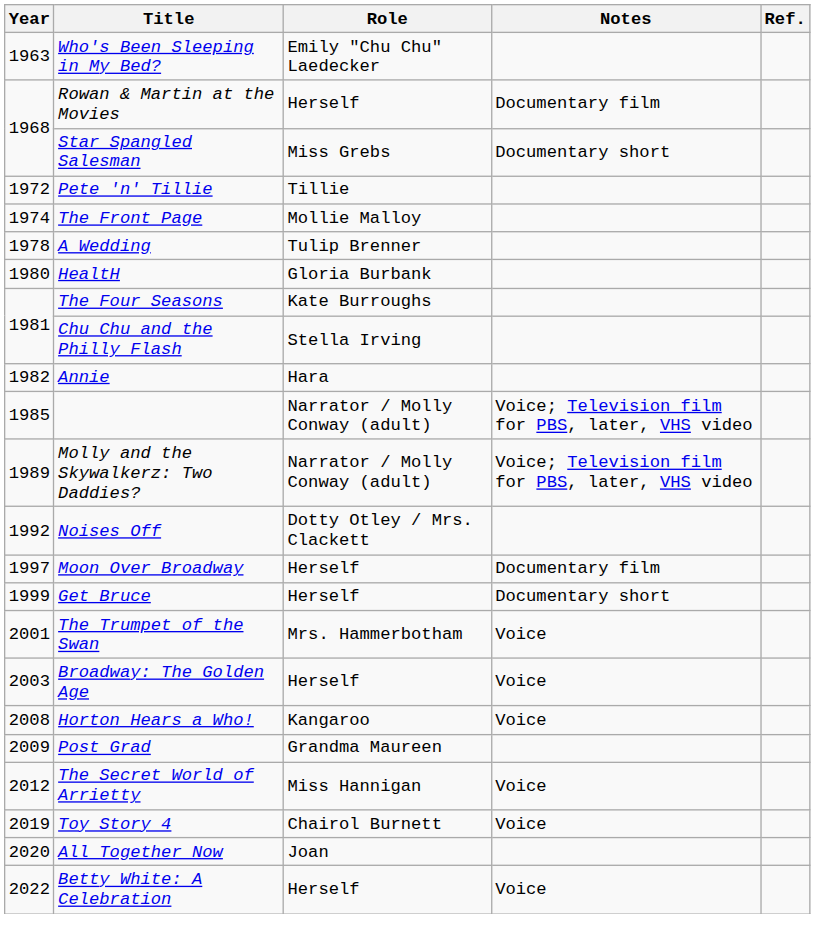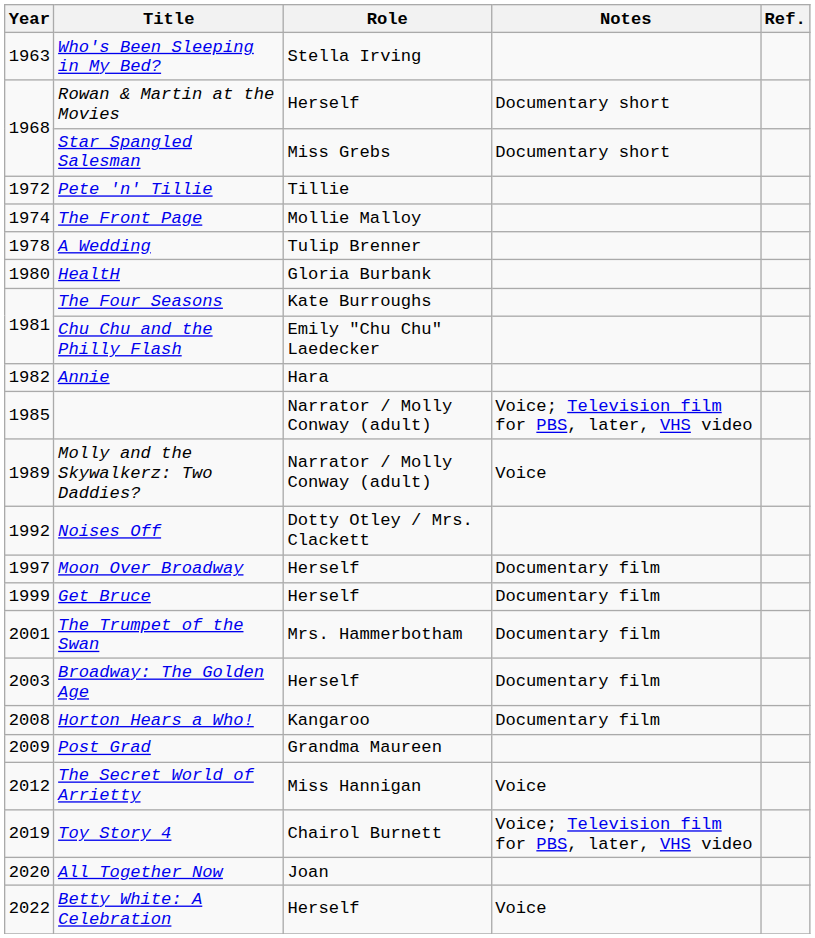(365, 57) Emily "Chu Chu" Laedecker -> (354, 57) Stella Irving
(578, 104) Documentary film -> (583, 104) Documentary short
(354, 340) Stella Irving -> (365, 340) Emily "Chu Chu" Laedecker
(624, 473) Voice; Television film for PBS, later, VHS video -> (521, 473) Voice
(583, 597) Documentary short -> (578, 597) Documentary film
(521, 634) Voice -> (578, 634) Documentary film
(521, 682) Voice -> (578, 682) Documentary film
(521, 720) Voice -> (578, 720) Documentary film
(521, 824) Voice -> (624, 834) Voice; Television film for PBS, later, VHS video
